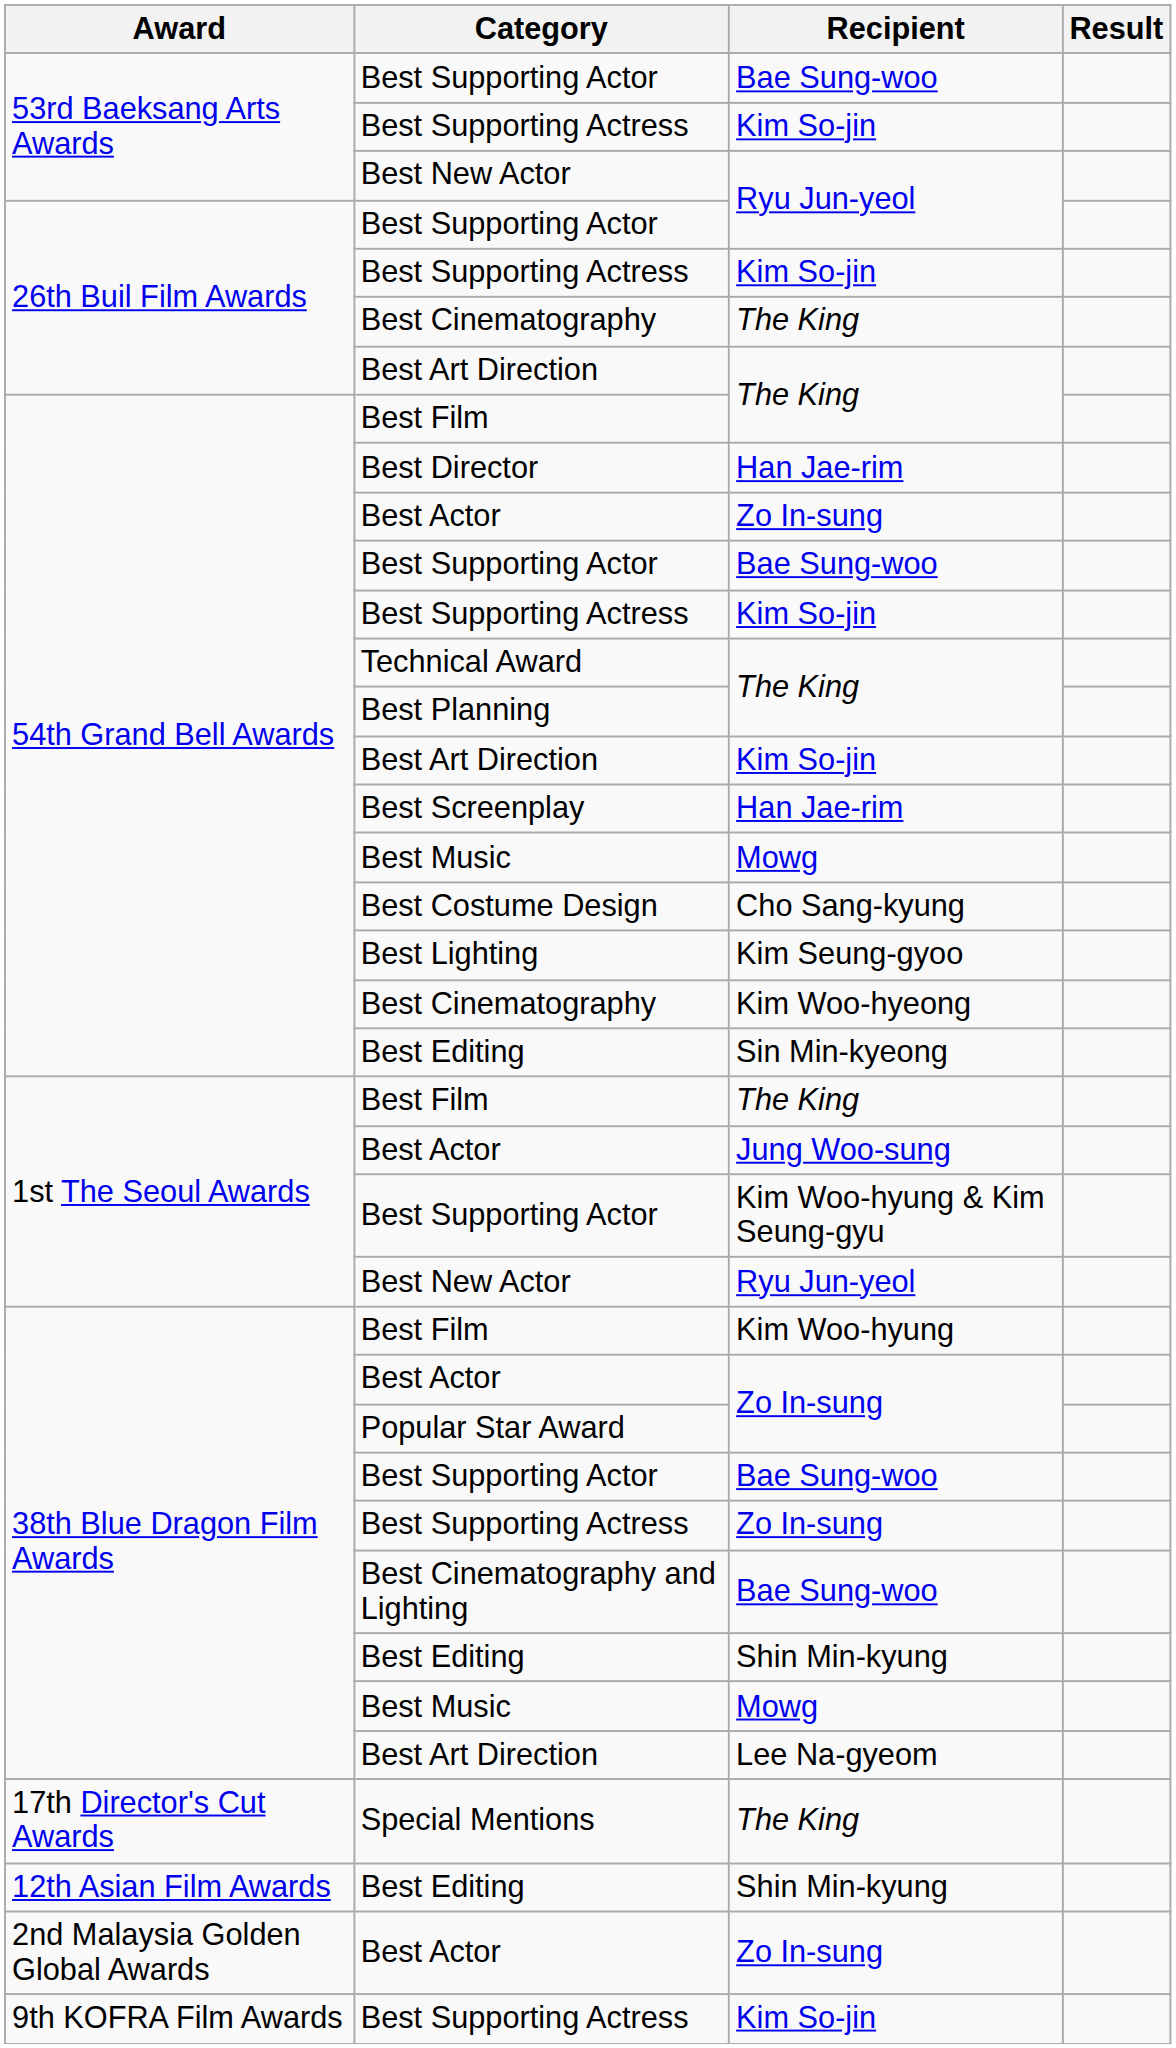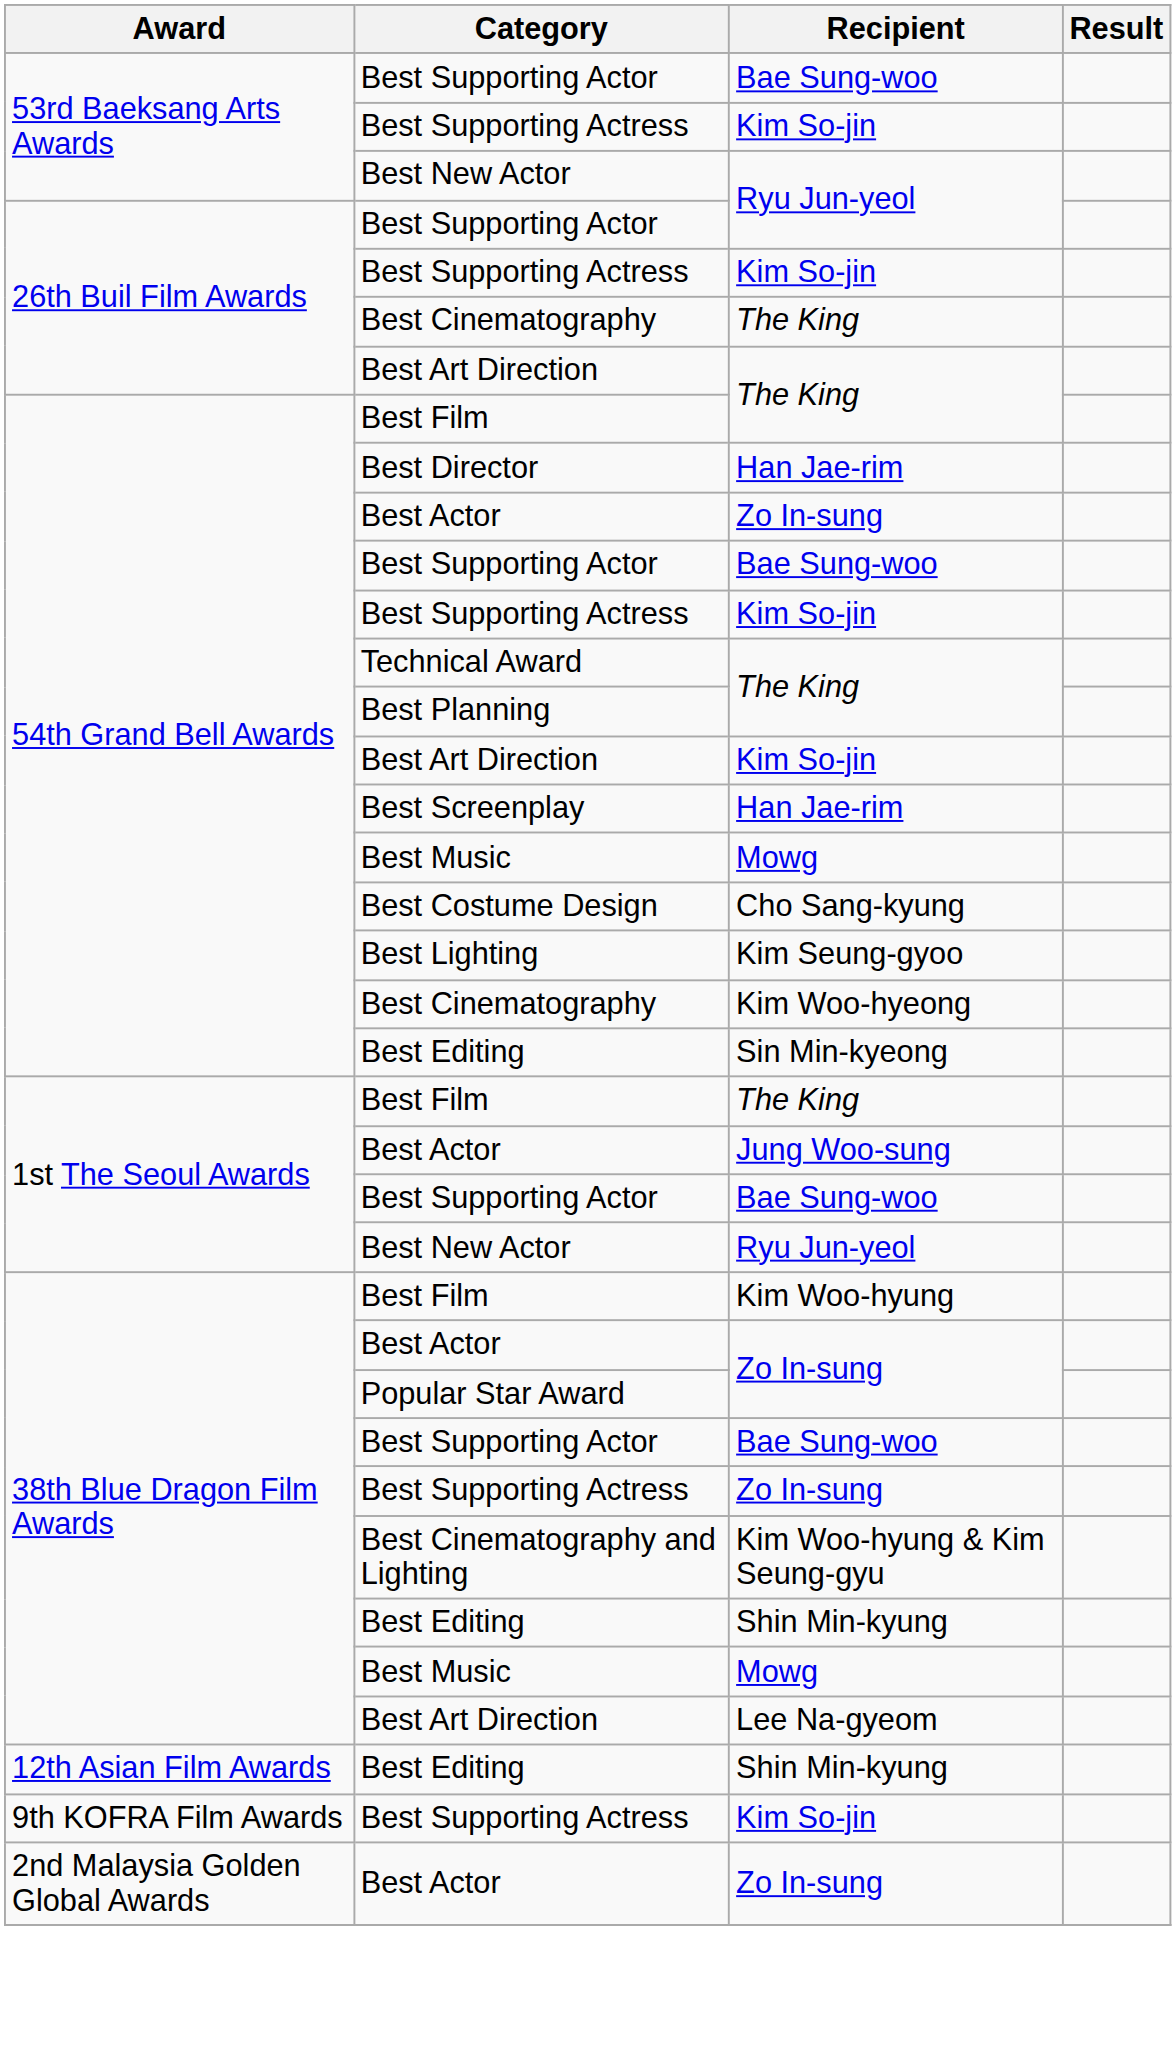(890, 1215) Kim Woo-hyung & Kim Seung-gyu -> (837, 1198) Bae Sung-woo
(837, 1591) Bae Sung-woo -> (890, 1556) Kim Woo-hyung & Kim Seung-gyu
- row: (139, 1820)
rows swapped: (177, 2018) <-> (156, 1952)
